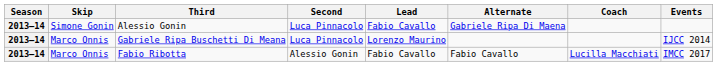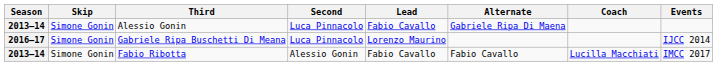(27, 40) 2013–14 -> (27, 40) 2016–17
(80, 40) Marco Onnis -> (82, 40) Simone Gonin
(80, 54) Marco Onnis -> (82, 54) Simone Gonin
